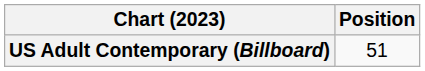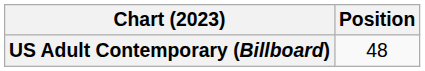(377, 50) 51 -> (377, 50) 48
